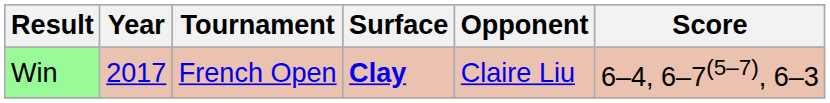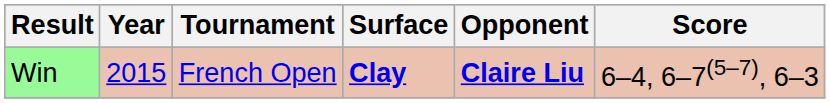(136, 72) 2017 -> (136, 72) 2015
(518, 72) normal -> (522, 72) bold
